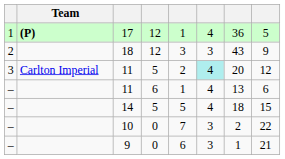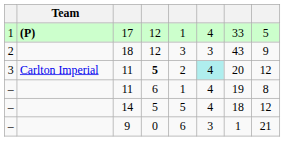(238, 32) 36 -> (238, 32) 33
(155, 70) normal -> (155, 70) bold
(238, 88) 13 -> (238, 88) 19
(266, 88) 6 -> (266, 88) 8
(266, 107) 15 -> (266, 107) 12
- row: (11, 126)
